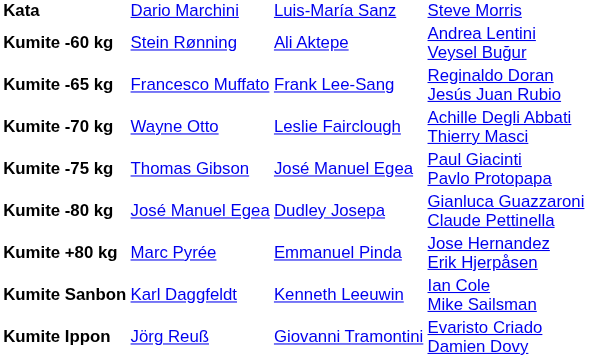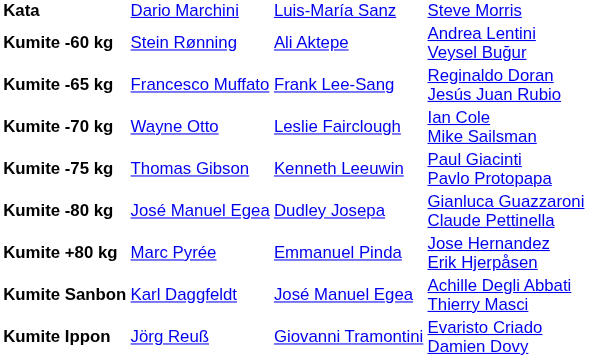(499, 127) Achille Degli Abbati Thierry Masci -> (482, 127) Ian Cole Mike Sailsman
(343, 169) José Manuel Egea -> (339, 169) Kenneth Leeuwin
(339, 295) Kenneth Leeuwin -> (343, 295) José Manuel Egea
(482, 295) Ian Cole Mike Sailsman -> (499, 295) Achille Degli Abbati Thierry Masci
